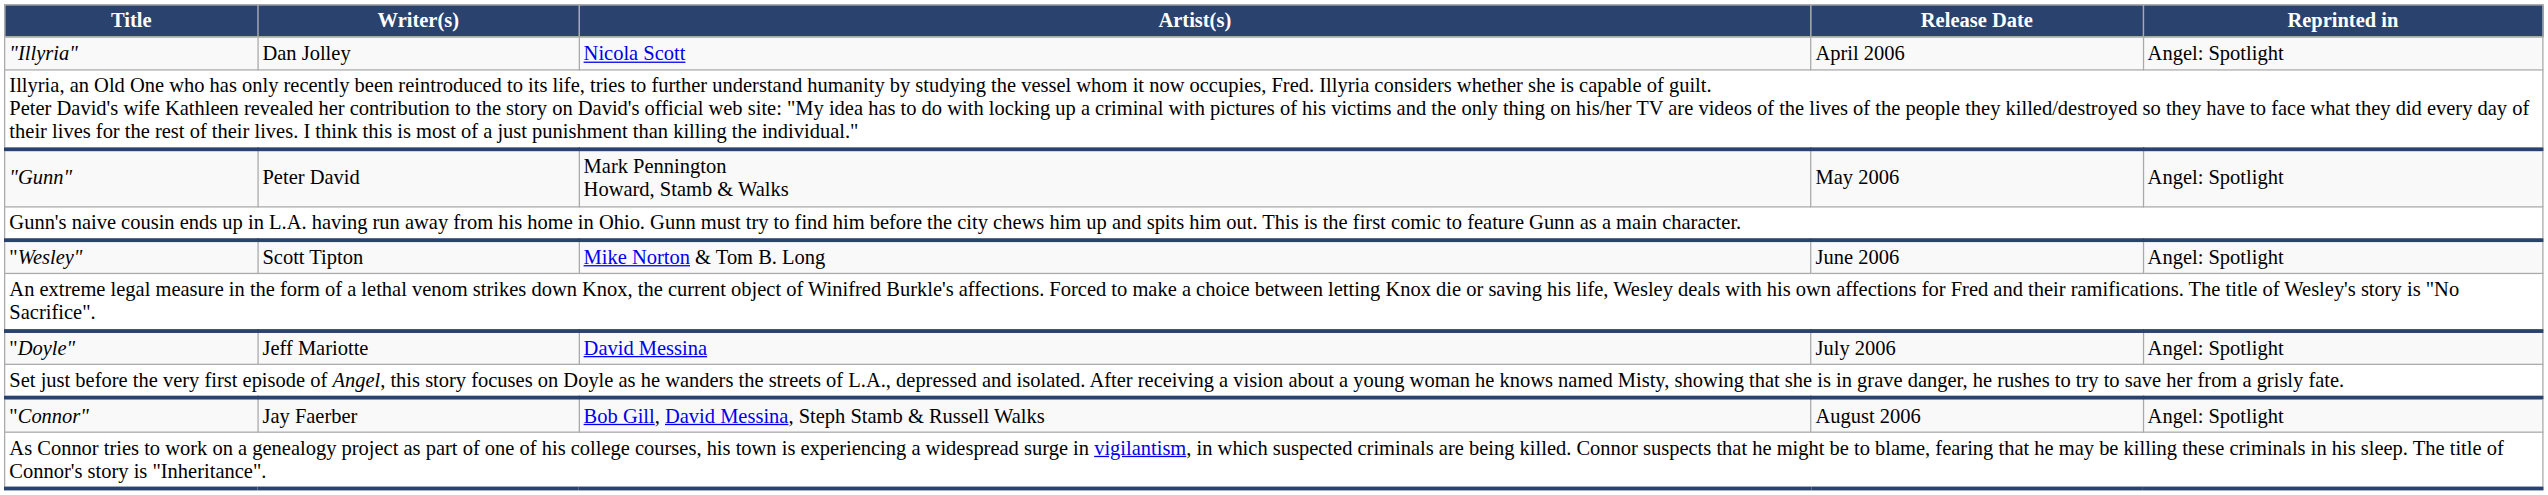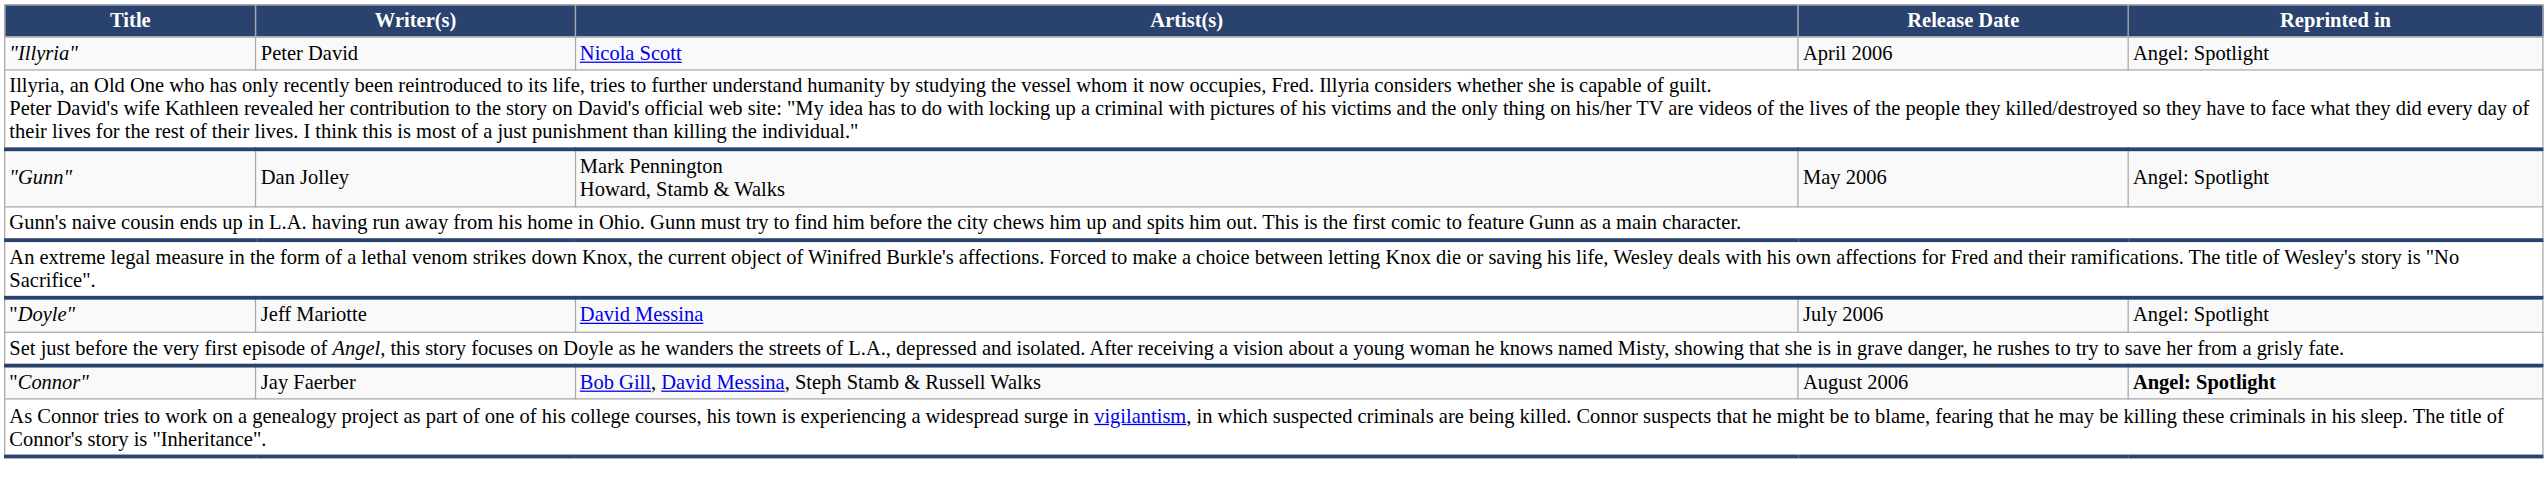(307, 53) Dan Jolley -> (309, 53) Peter David
(311, 178) Peter David -> (305, 178) Dan Jolley
- row: (46, 257)
(2216, 415) normal -> (2204, 382) bold
